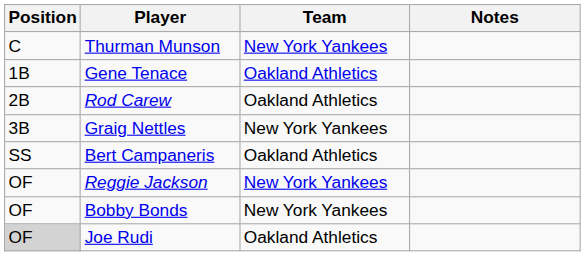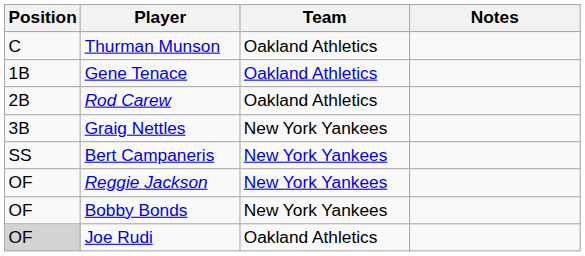(316, 45) New York Yankees -> (311, 45) Oakland Athletics
(311, 155) Oakland Athletics -> (316, 155) New York Yankees
